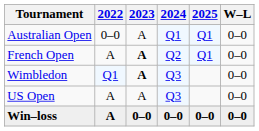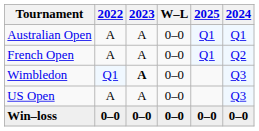columns swapped: (173, 14) <-> (237, 14)
(110, 34) 0–0 -> (110, 34) A
(142, 55) bold -> (142, 55) normal
(110, 116) A -> (110, 116) 0–0
